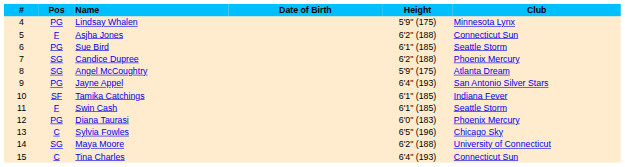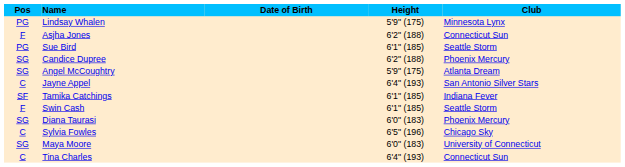- column: (22, 10)
(57, 83) PG -> (23, 83) C
(57, 120) PG -> (23, 120) SG
(418, 144) 6'2" (188) -> (405, 144) 6'0" (183)
